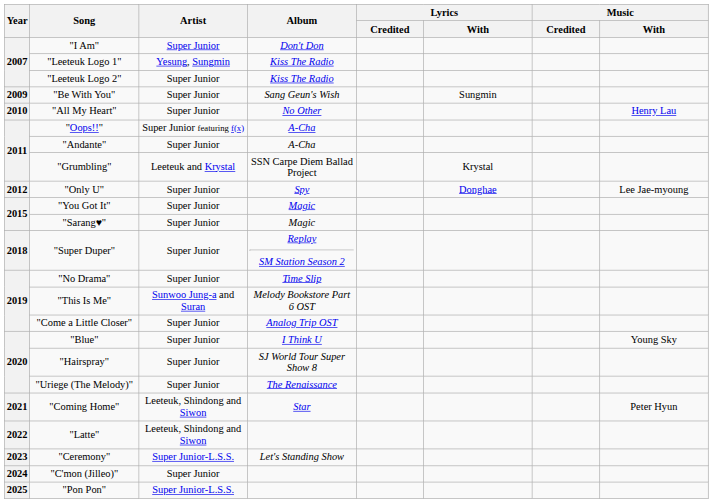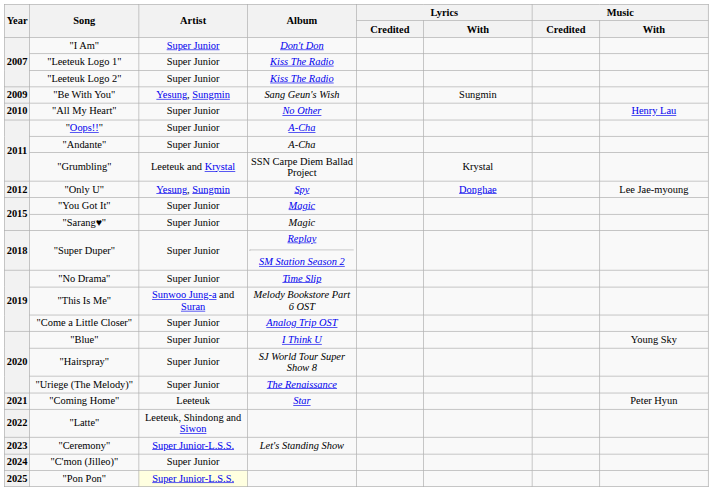(193, 62) Yesung, Sungmin -> (193, 62) Super Junior
(193, 95) Super Junior -> (193, 95) Yesung, Sungmin
(193, 128) Super Junior featuring f(x) -> (193, 128) Super Junior
(193, 189) Super Junior -> (193, 189) Yesung, Sungmin
(193, 406) Leeteuk, Shindong and Siwon -> (193, 401) Leeteuk
(193, 490) no background -> (193, 478) lightyellow background
